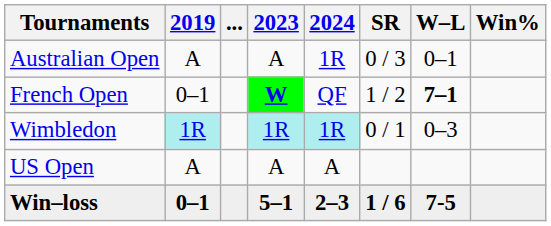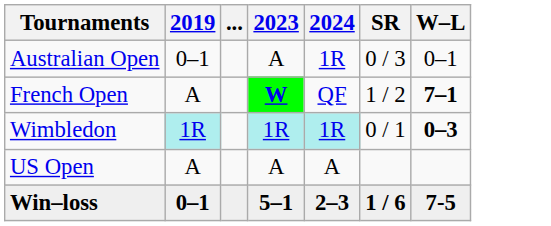- column: (508, 22)
(193, 58) A -> (193, 58) 0–1
(193, 94) 0–1 -> (193, 94) A
(441, 130) normal -> (441, 130) bold
